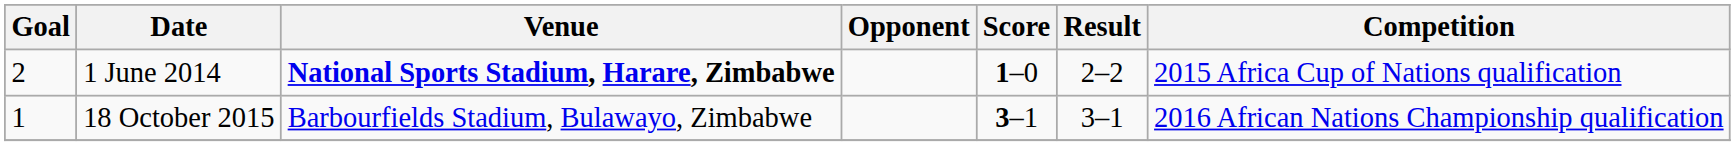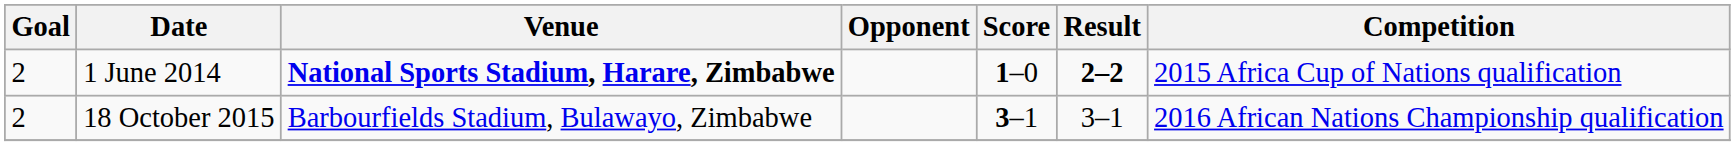(1102, 72) normal -> (1102, 72) bold
(19, 117) 1 -> (19, 117) 2
